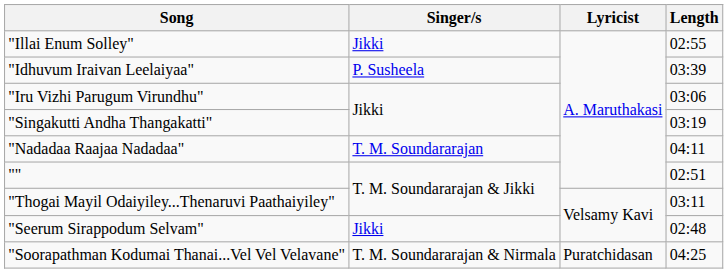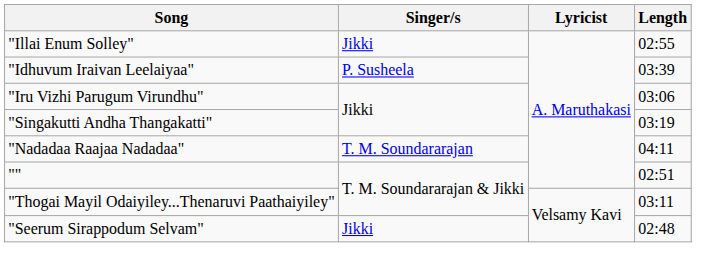- row: (177, 254)
